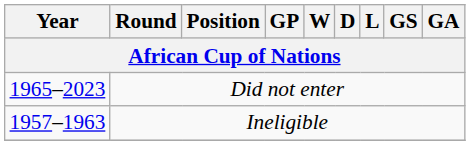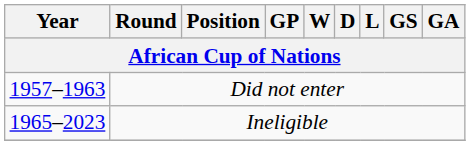(57, 88) 1965–2023 -> (57, 88) 1957–1963
(57, 122) 1957–1963 -> (57, 122) 1965–2023
